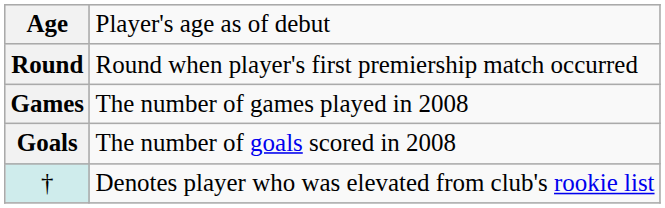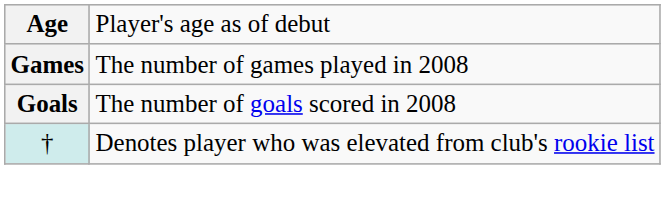- row: (47, 63)
